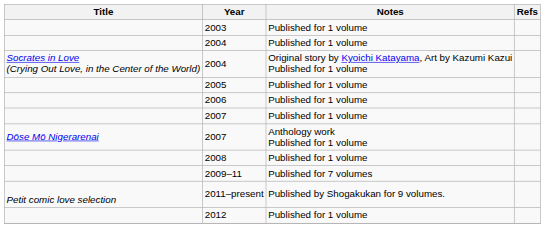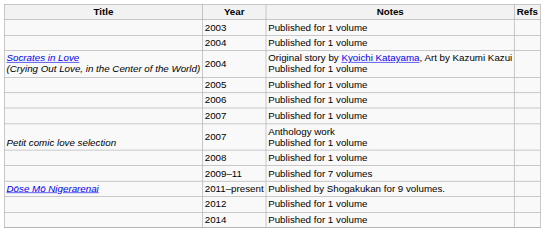(53, 137) Dōse Mō Nigerarenai -> (61, 142) Petit comic love selection
(61, 199) Petit comic love selection -> (53, 188) Dōse Mō Nigerarenai
+ row: (216, 219)
